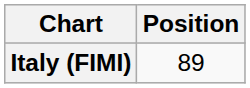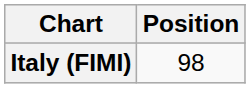(191, 62) 89 -> (191, 62) 98
